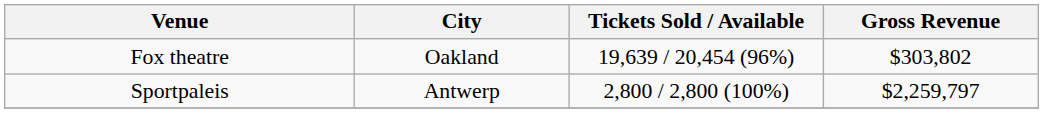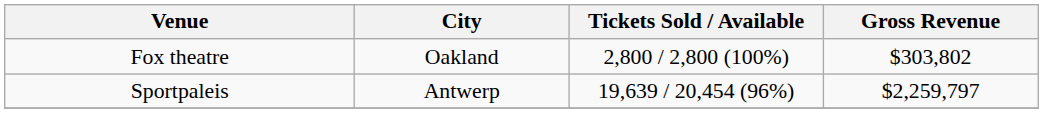(696, 56) 19,639 / 20,454 (96%) -> (696, 56) 2,800 / 2,800 (100%)
(696, 90) 2,800 / 2,800 (100%) -> (696, 90) 19,639 / 20,454 (96%)
